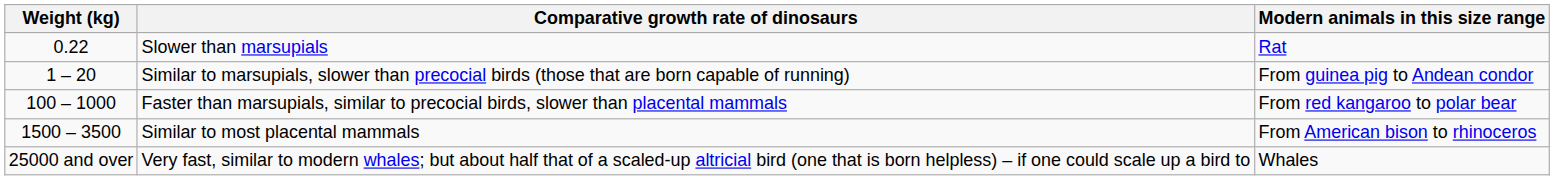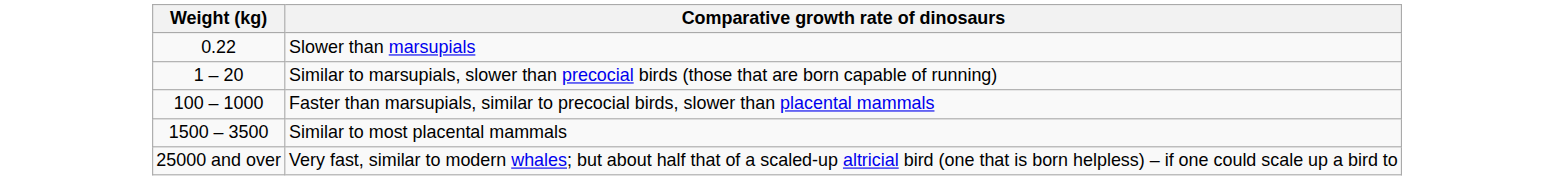- column: (1402, 18)
